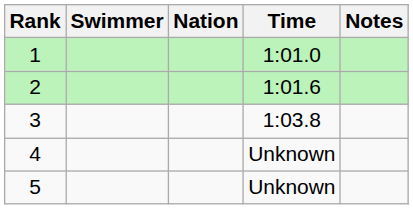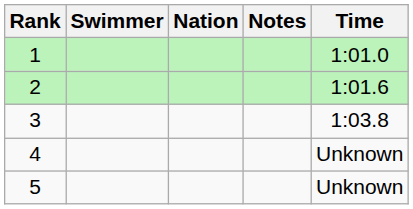columns swapped: (292, 21) <-> (374, 21)
